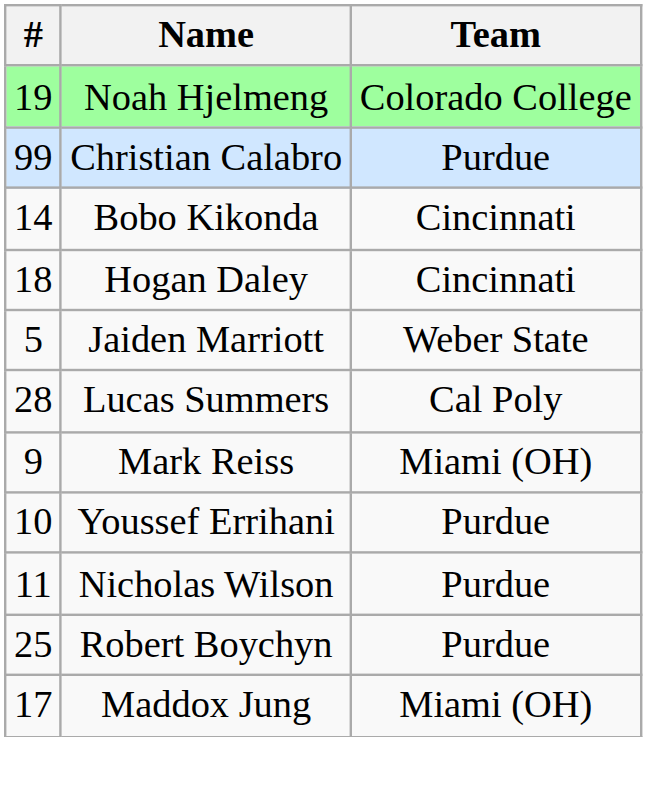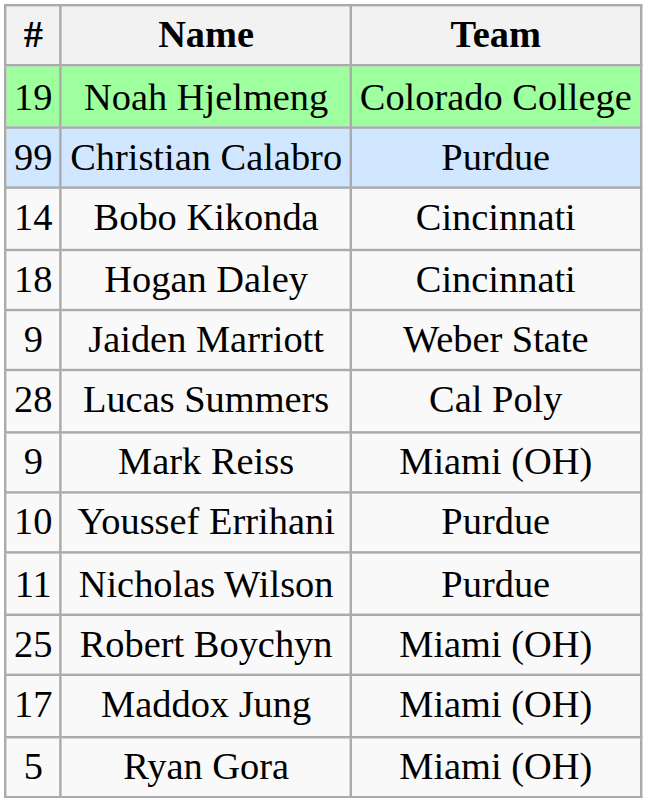(33, 339) 5 -> (33, 339) 9
(496, 643) Purdue -> (496, 643) Miami (OH)
+ row: (206, 765)
